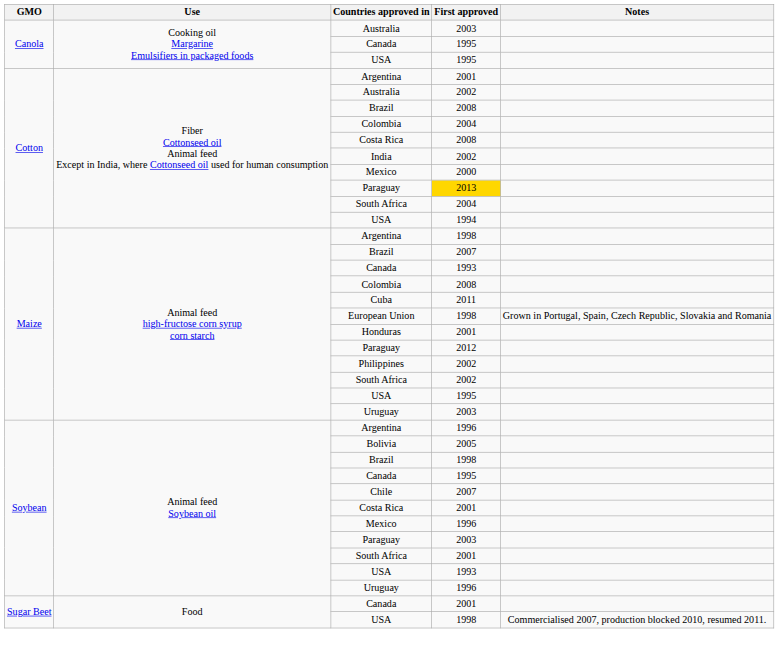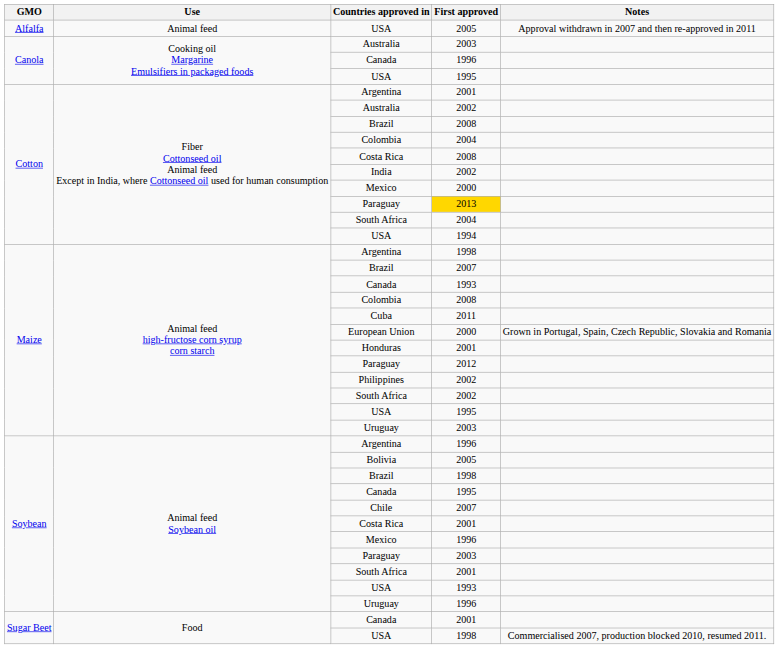+ row: (29, 28)
(466, 44) 1995 -> (466, 60) 1996
(466, 316) 1998 -> (466, 332) 2000
